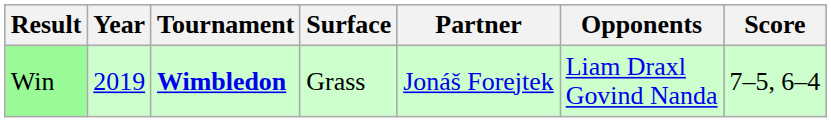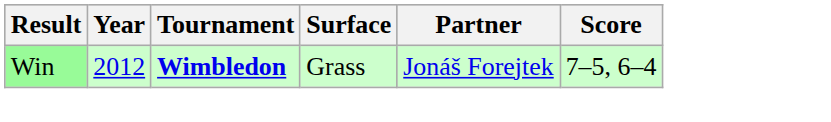- column: (642, 25)
(119, 80) 2019 -> (119, 66) 2012
